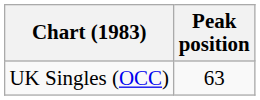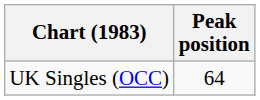(214, 77) 63 -> (214, 77) 64
